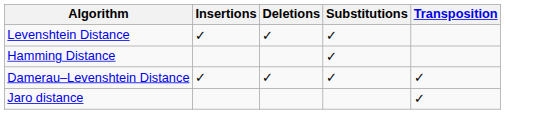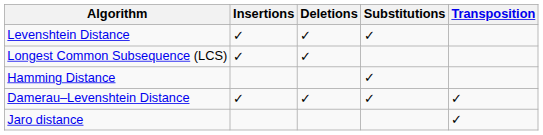+ row: (117, 56)
